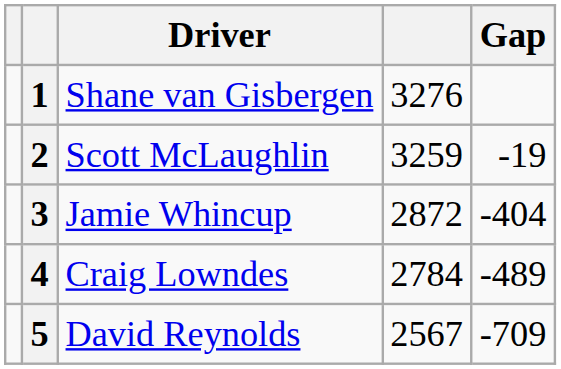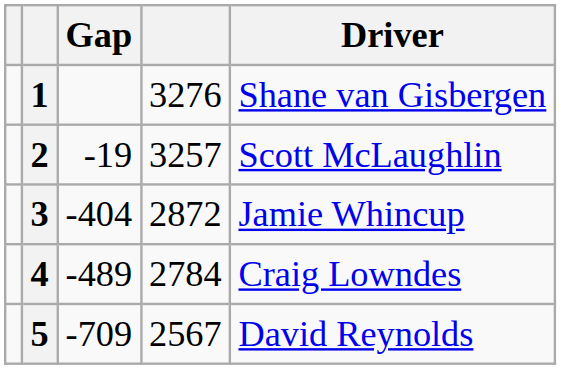columns swapped: (219, 34) <-> (513, 34)
(427, 154) 3259 -> (185, 154) 3257
